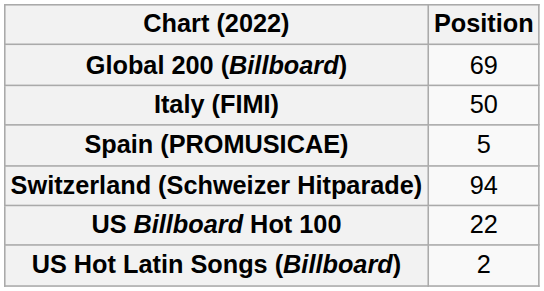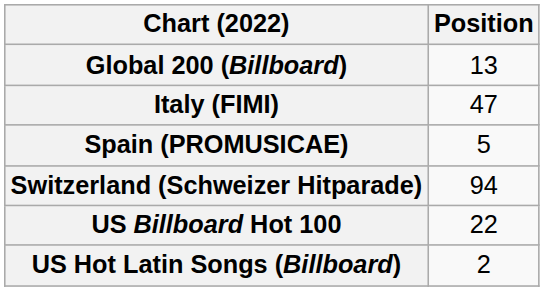(484, 64) 69 -> (484, 64) 13
(484, 104) 50 -> (484, 104) 47
